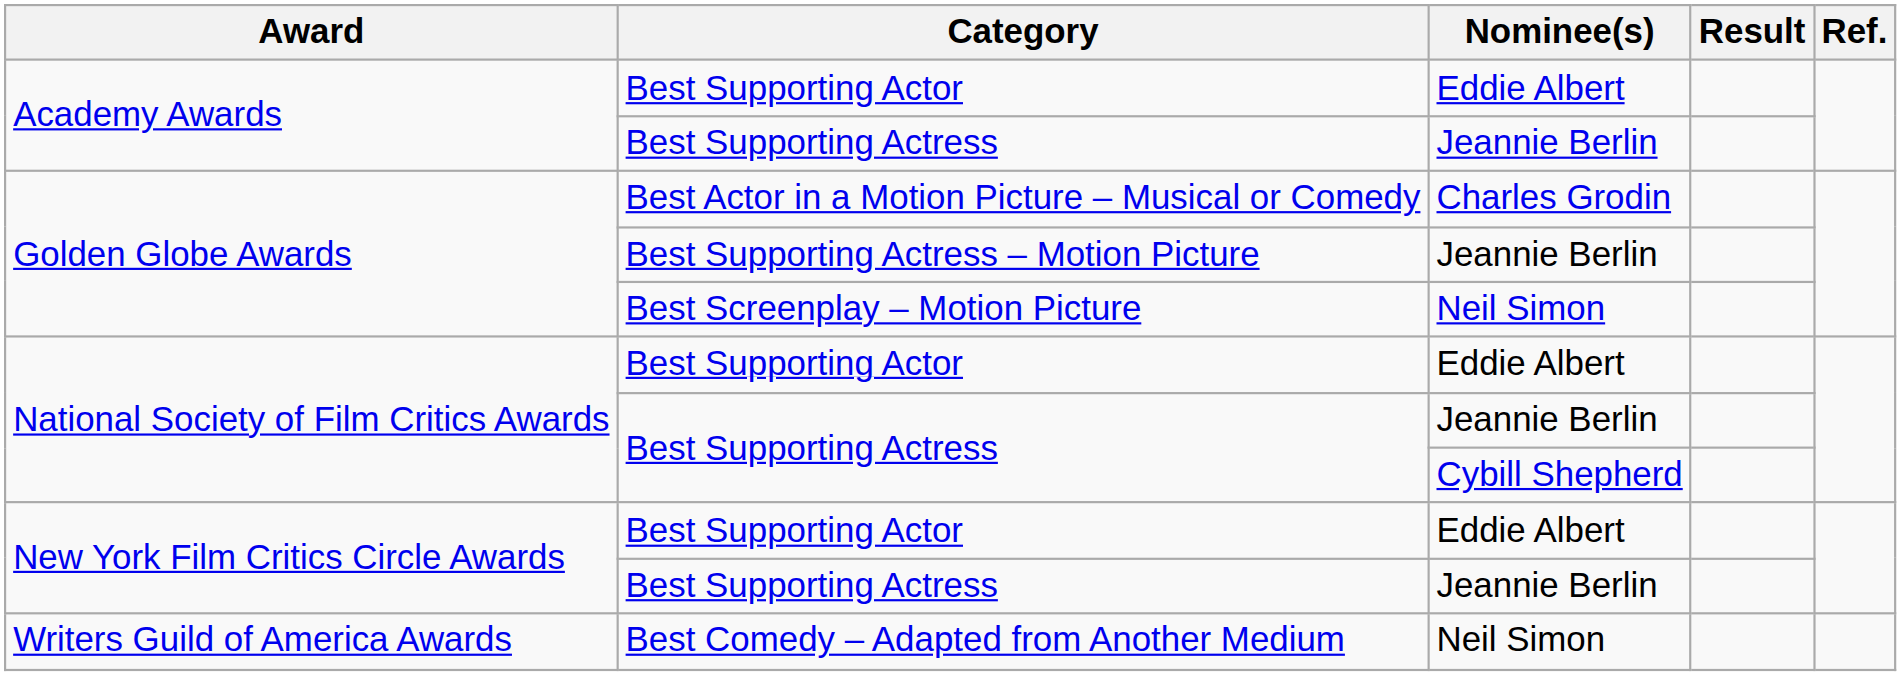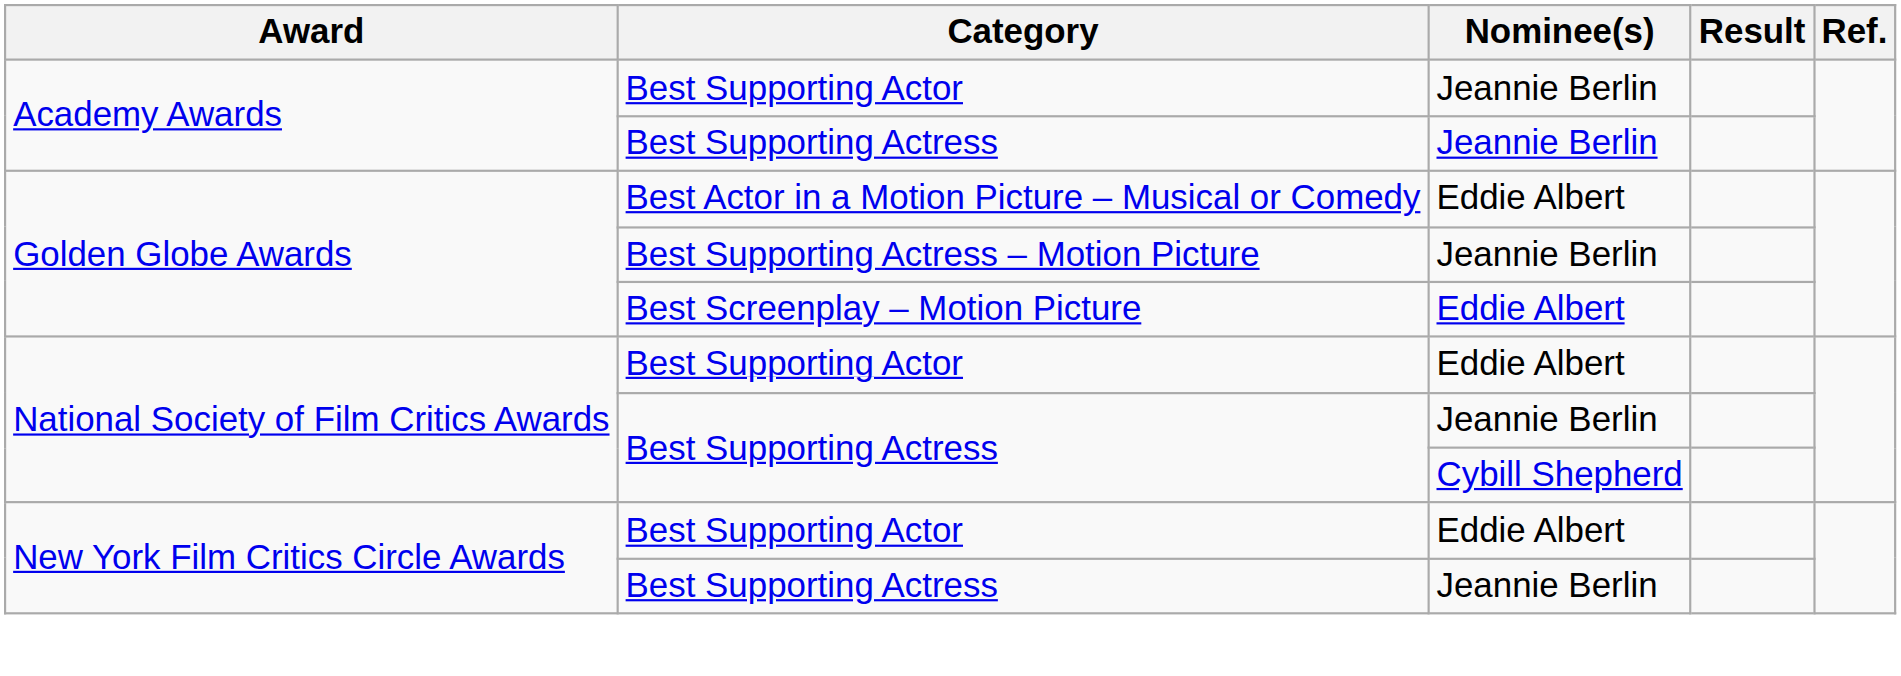(1531, 87) Eddie Albert -> (1547, 87) Jeannie Berlin
(1554, 198) Charles Grodin -> (1531, 198) Eddie Albert
(1521, 308) Neil Simon -> (1531, 308) Eddie Albert
- row: (263, 640)
